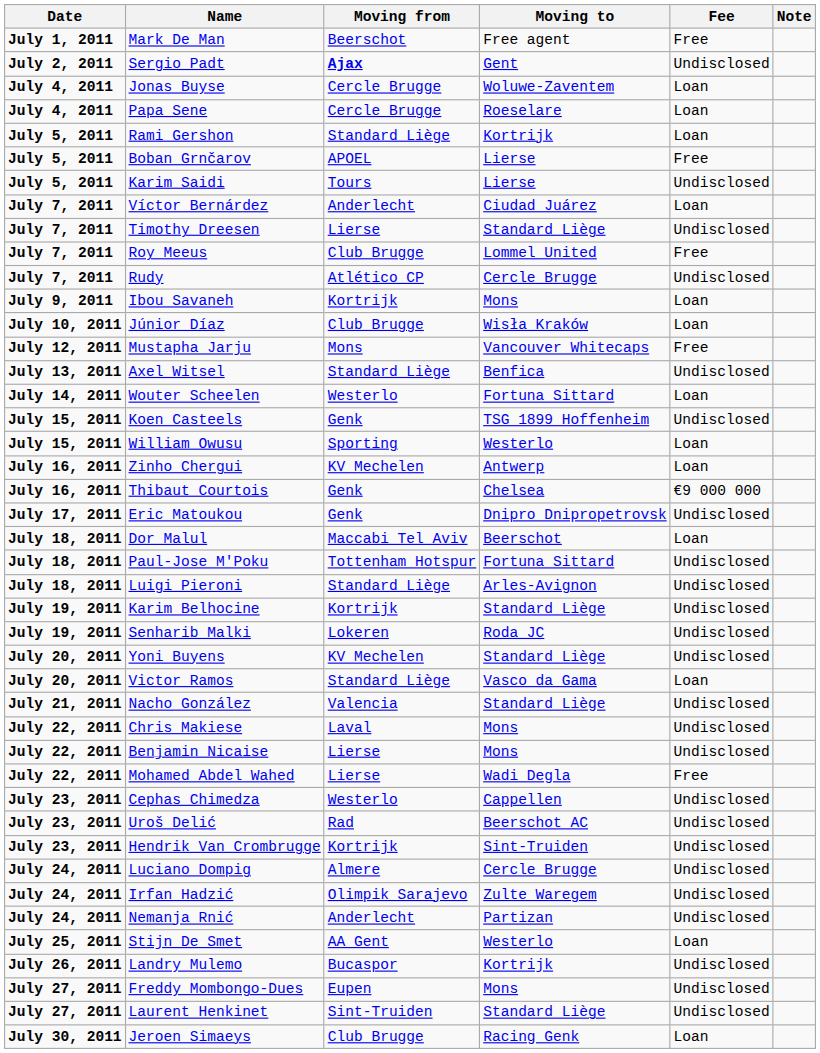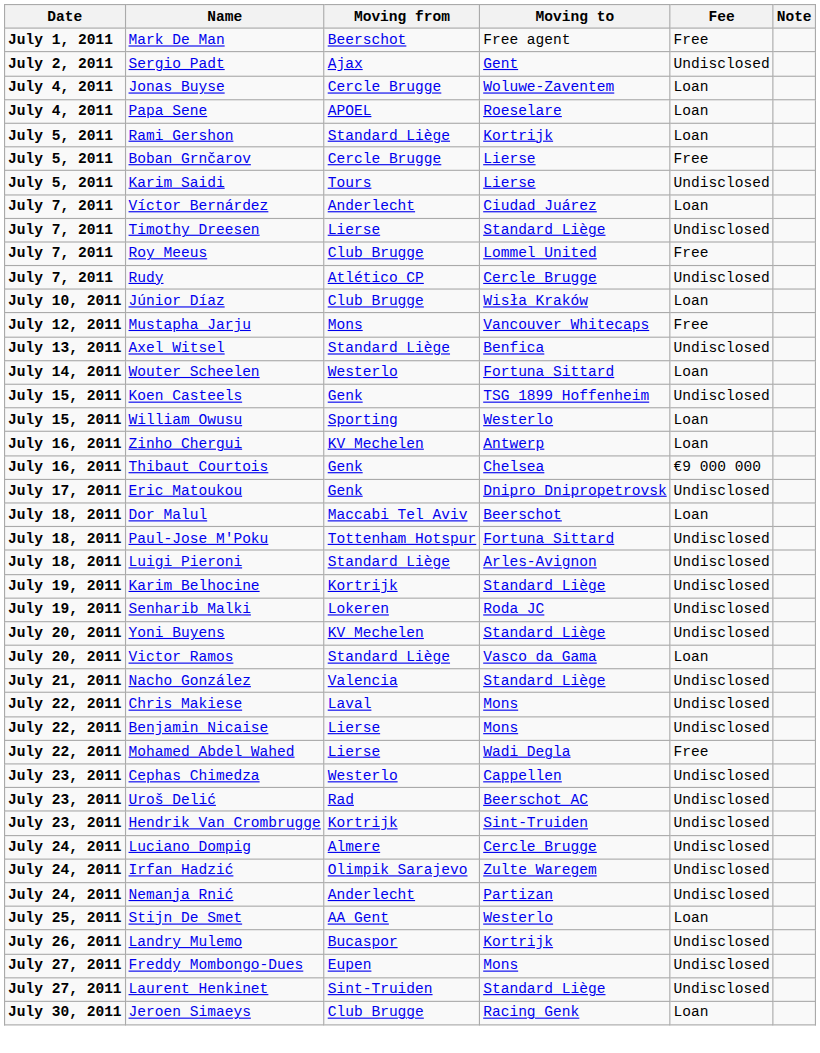(345, 64) bold -> (345, 64) normal
(385, 111) Cercle Brugge -> (350, 111) APOEL
(350, 159) APOEL -> (385, 159) Cercle Brugge
- row: (181, 301)
